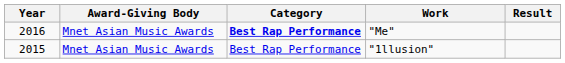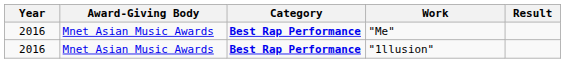(32, 49) 2015 -> (32, 49) 2016
(295, 49) normal -> (295, 49) bold
